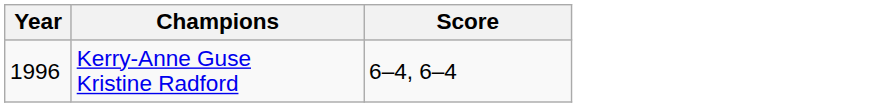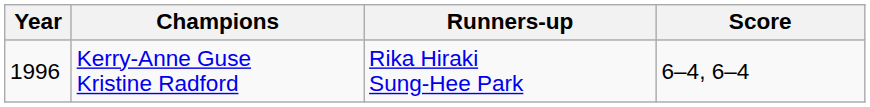+ column: (510, 22)
